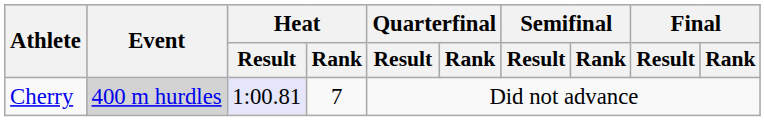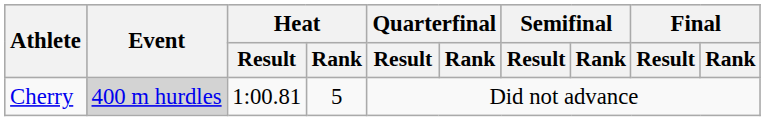(267, 96) lavender background -> (267, 96) no background
(337, 96) 7 -> (337, 96) 5
